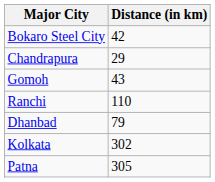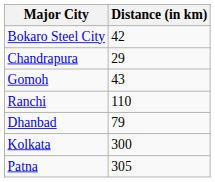(121, 144) 302 -> (121, 144) 300
